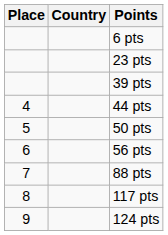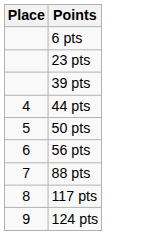- column: (79, 15)
